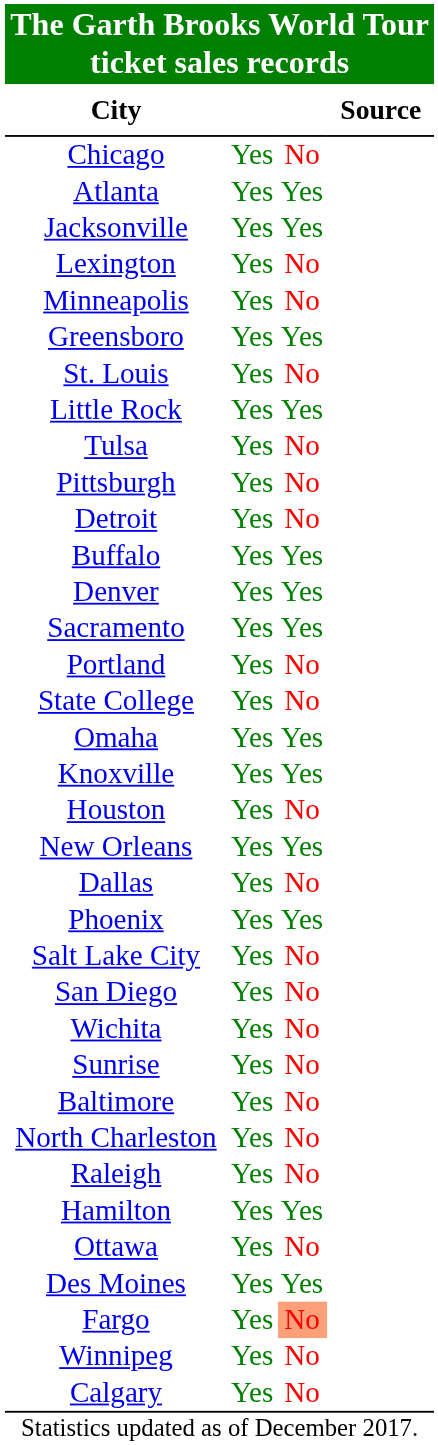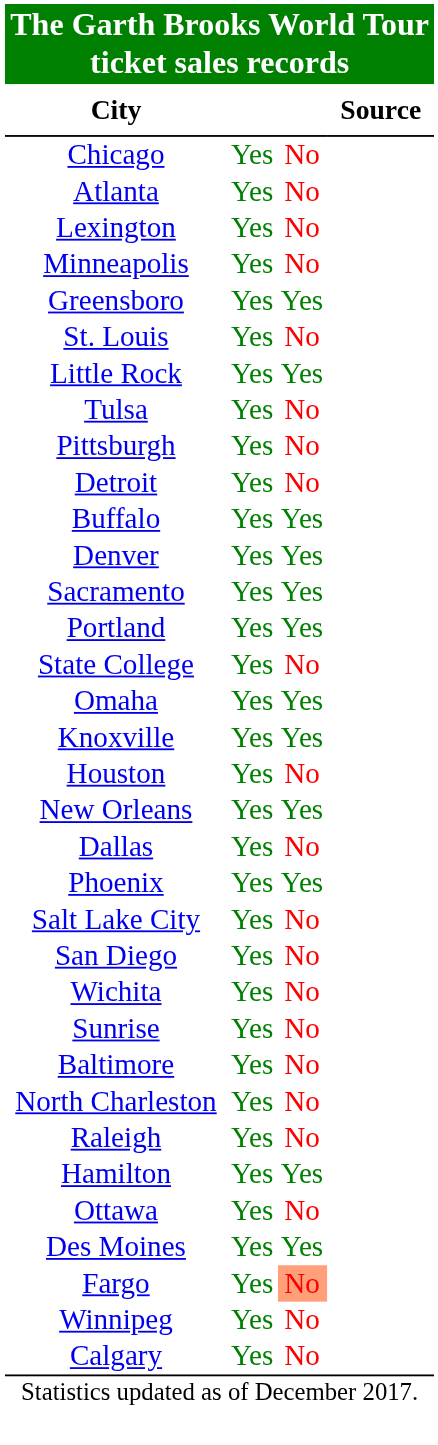(302, 191) Yes -> (302, 191) No
- row: (116, 227)
(302, 664) No -> (302, 627) Yes
